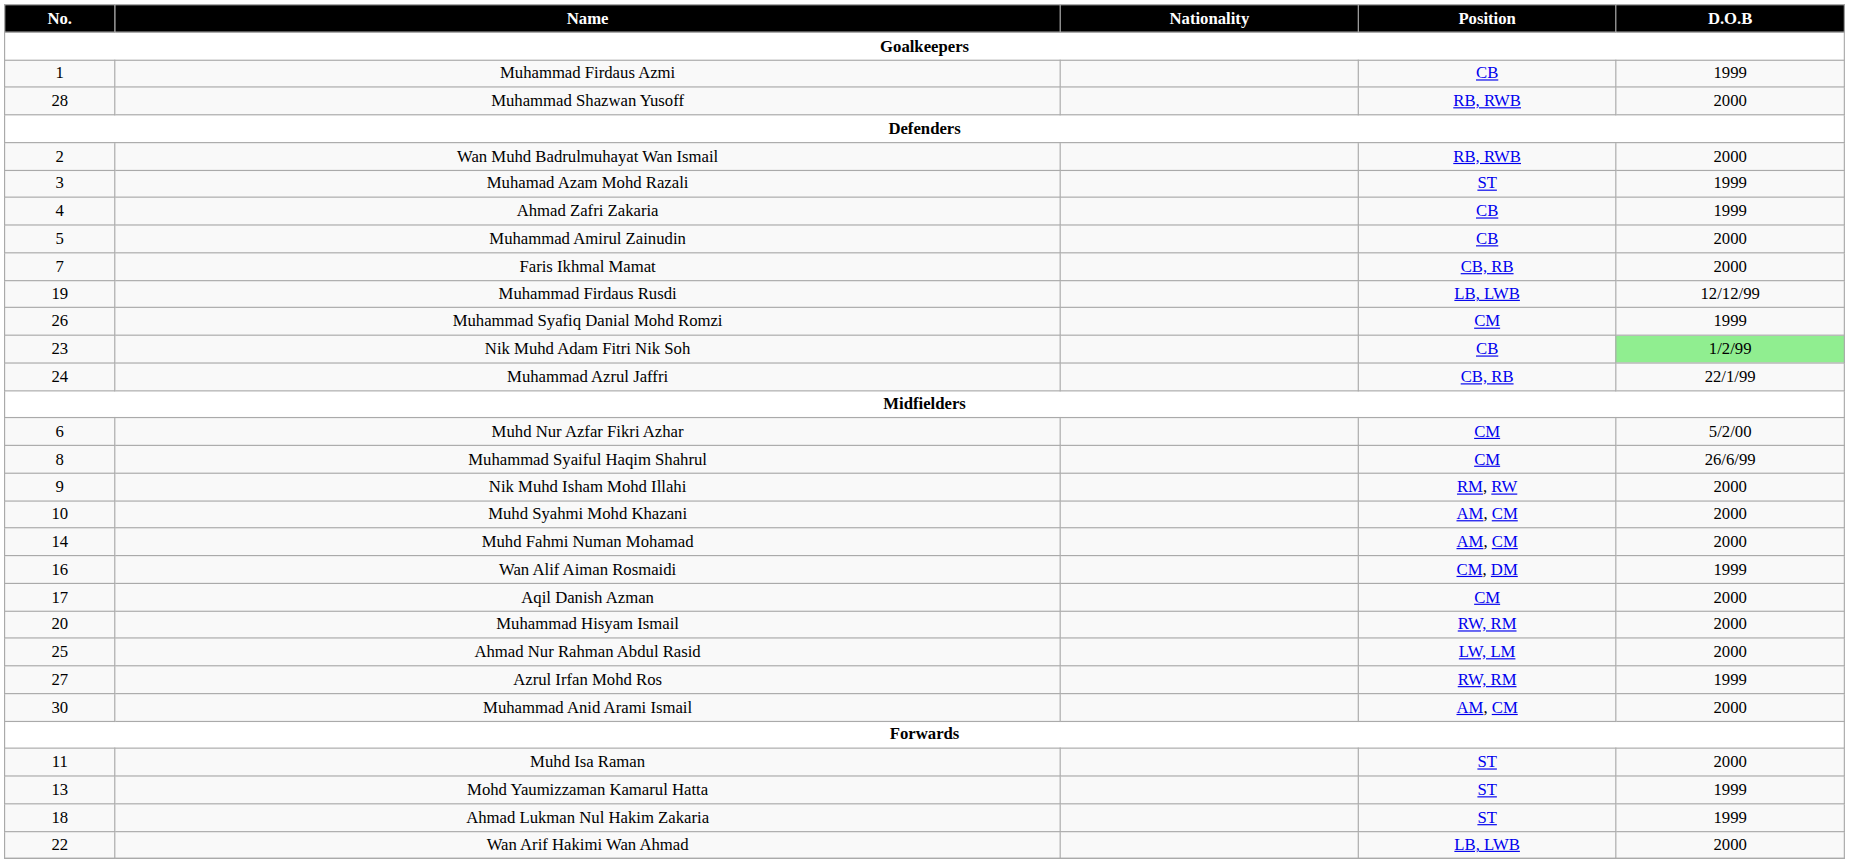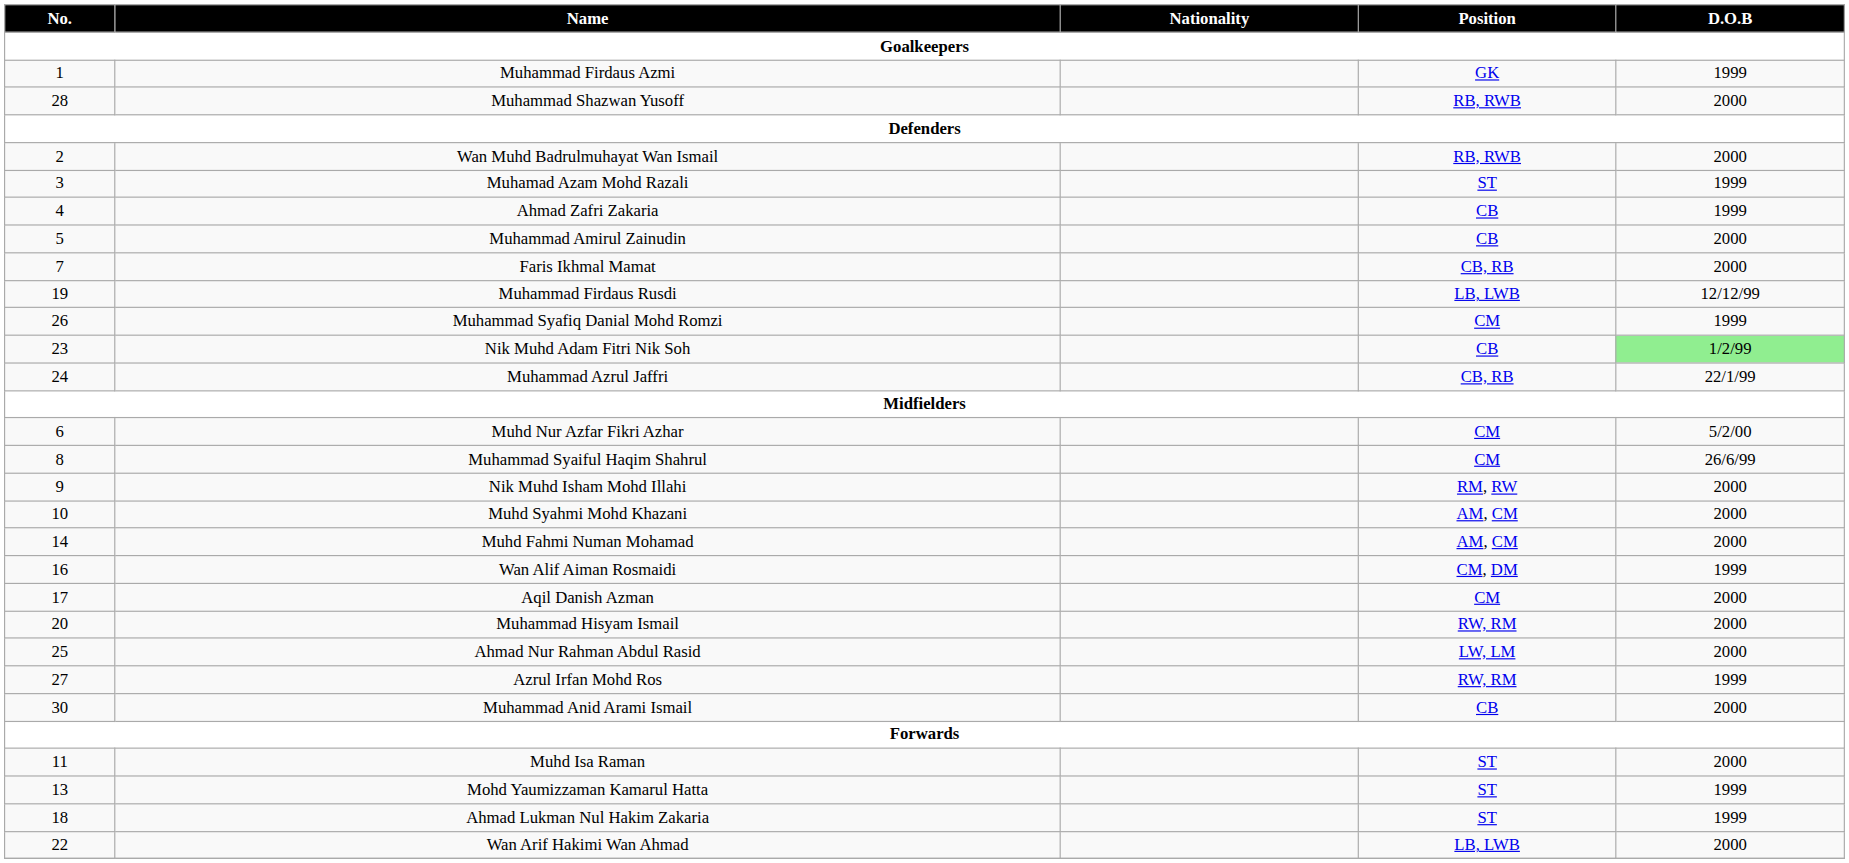(1487, 73) CB -> (1487, 73) GK
(1487, 707) AM, CM -> (1487, 707) CB
